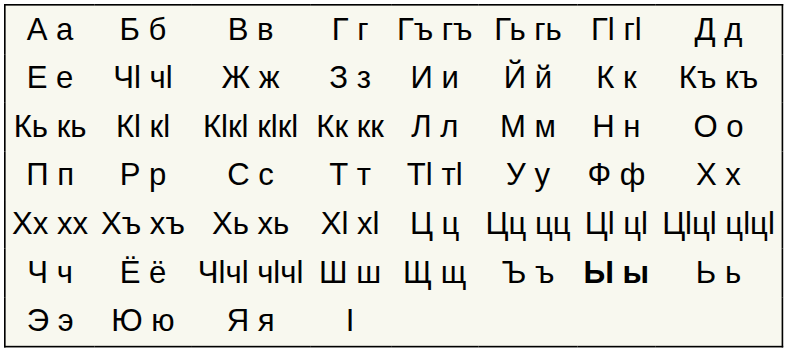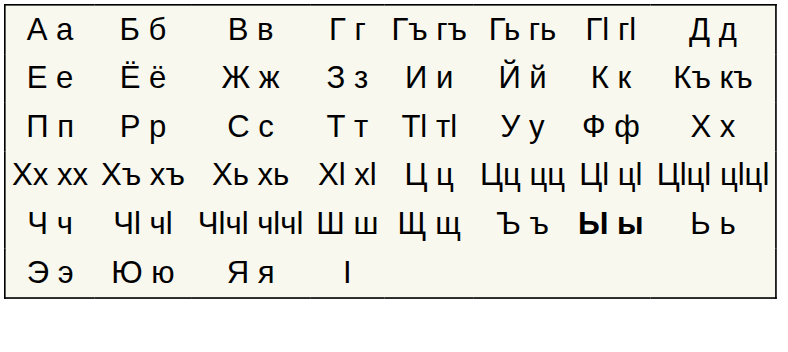(143, 78) Чӏ чӏ -> (143, 78) Ё ё
- row: (50, 126)
(143, 272) Ё ё -> (143, 224) Чӏ чӏ
